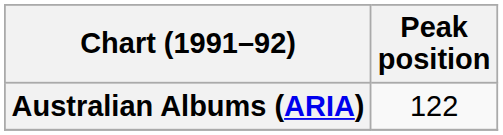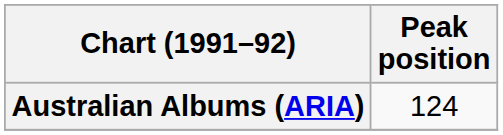(434, 105) 122 -> (434, 105) 124
